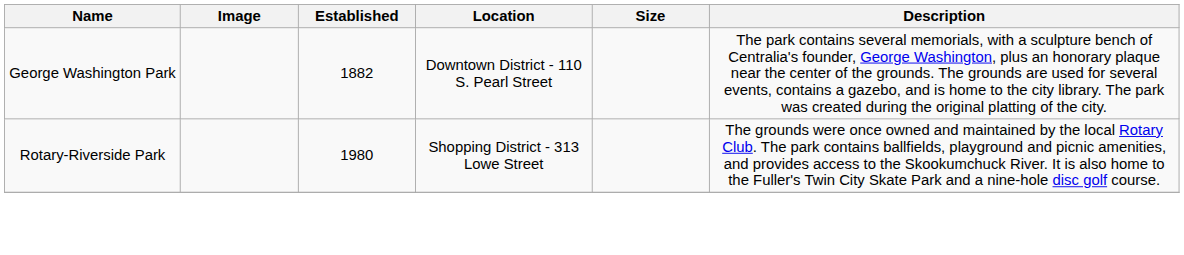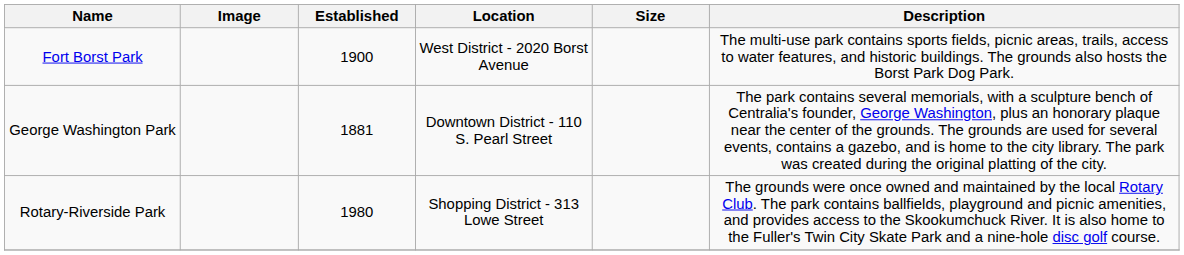+ row: (93, 56)
(357, 73) 1882 -> (357, 130) 1881
